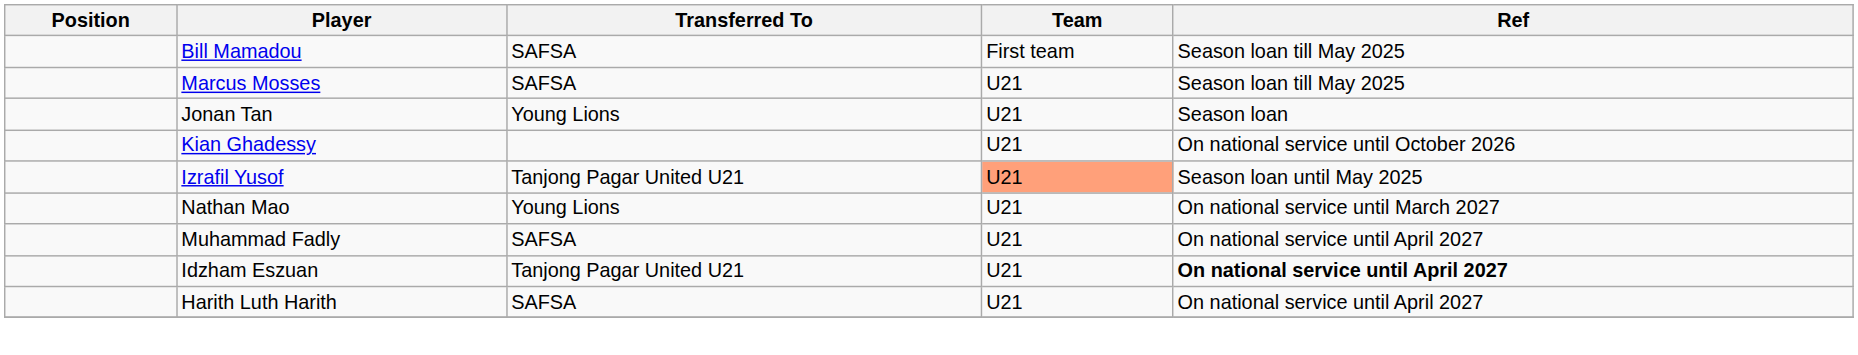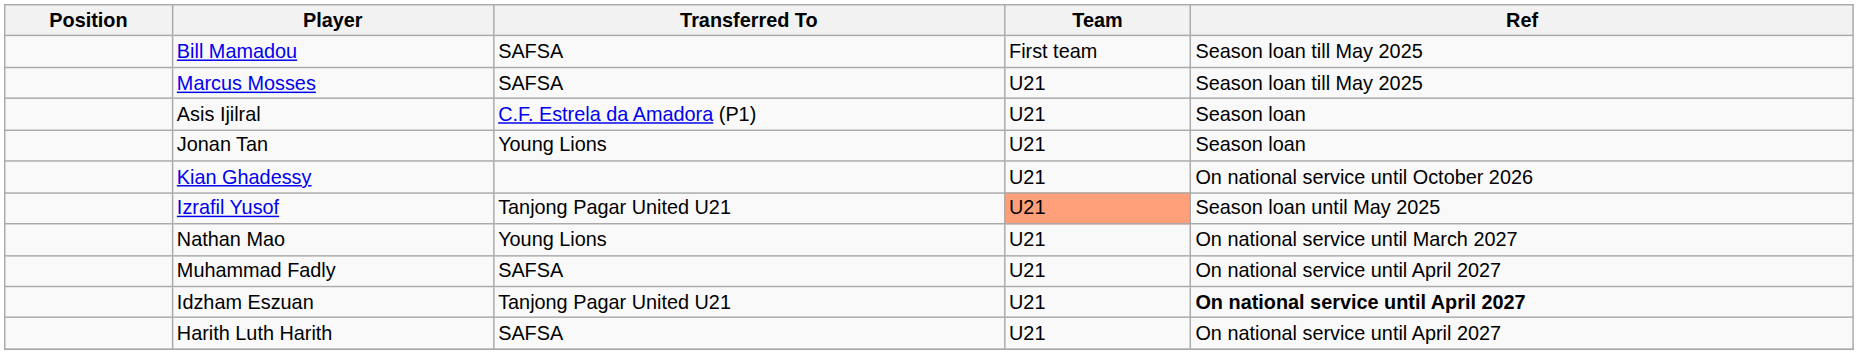+ row: (219, 114)
